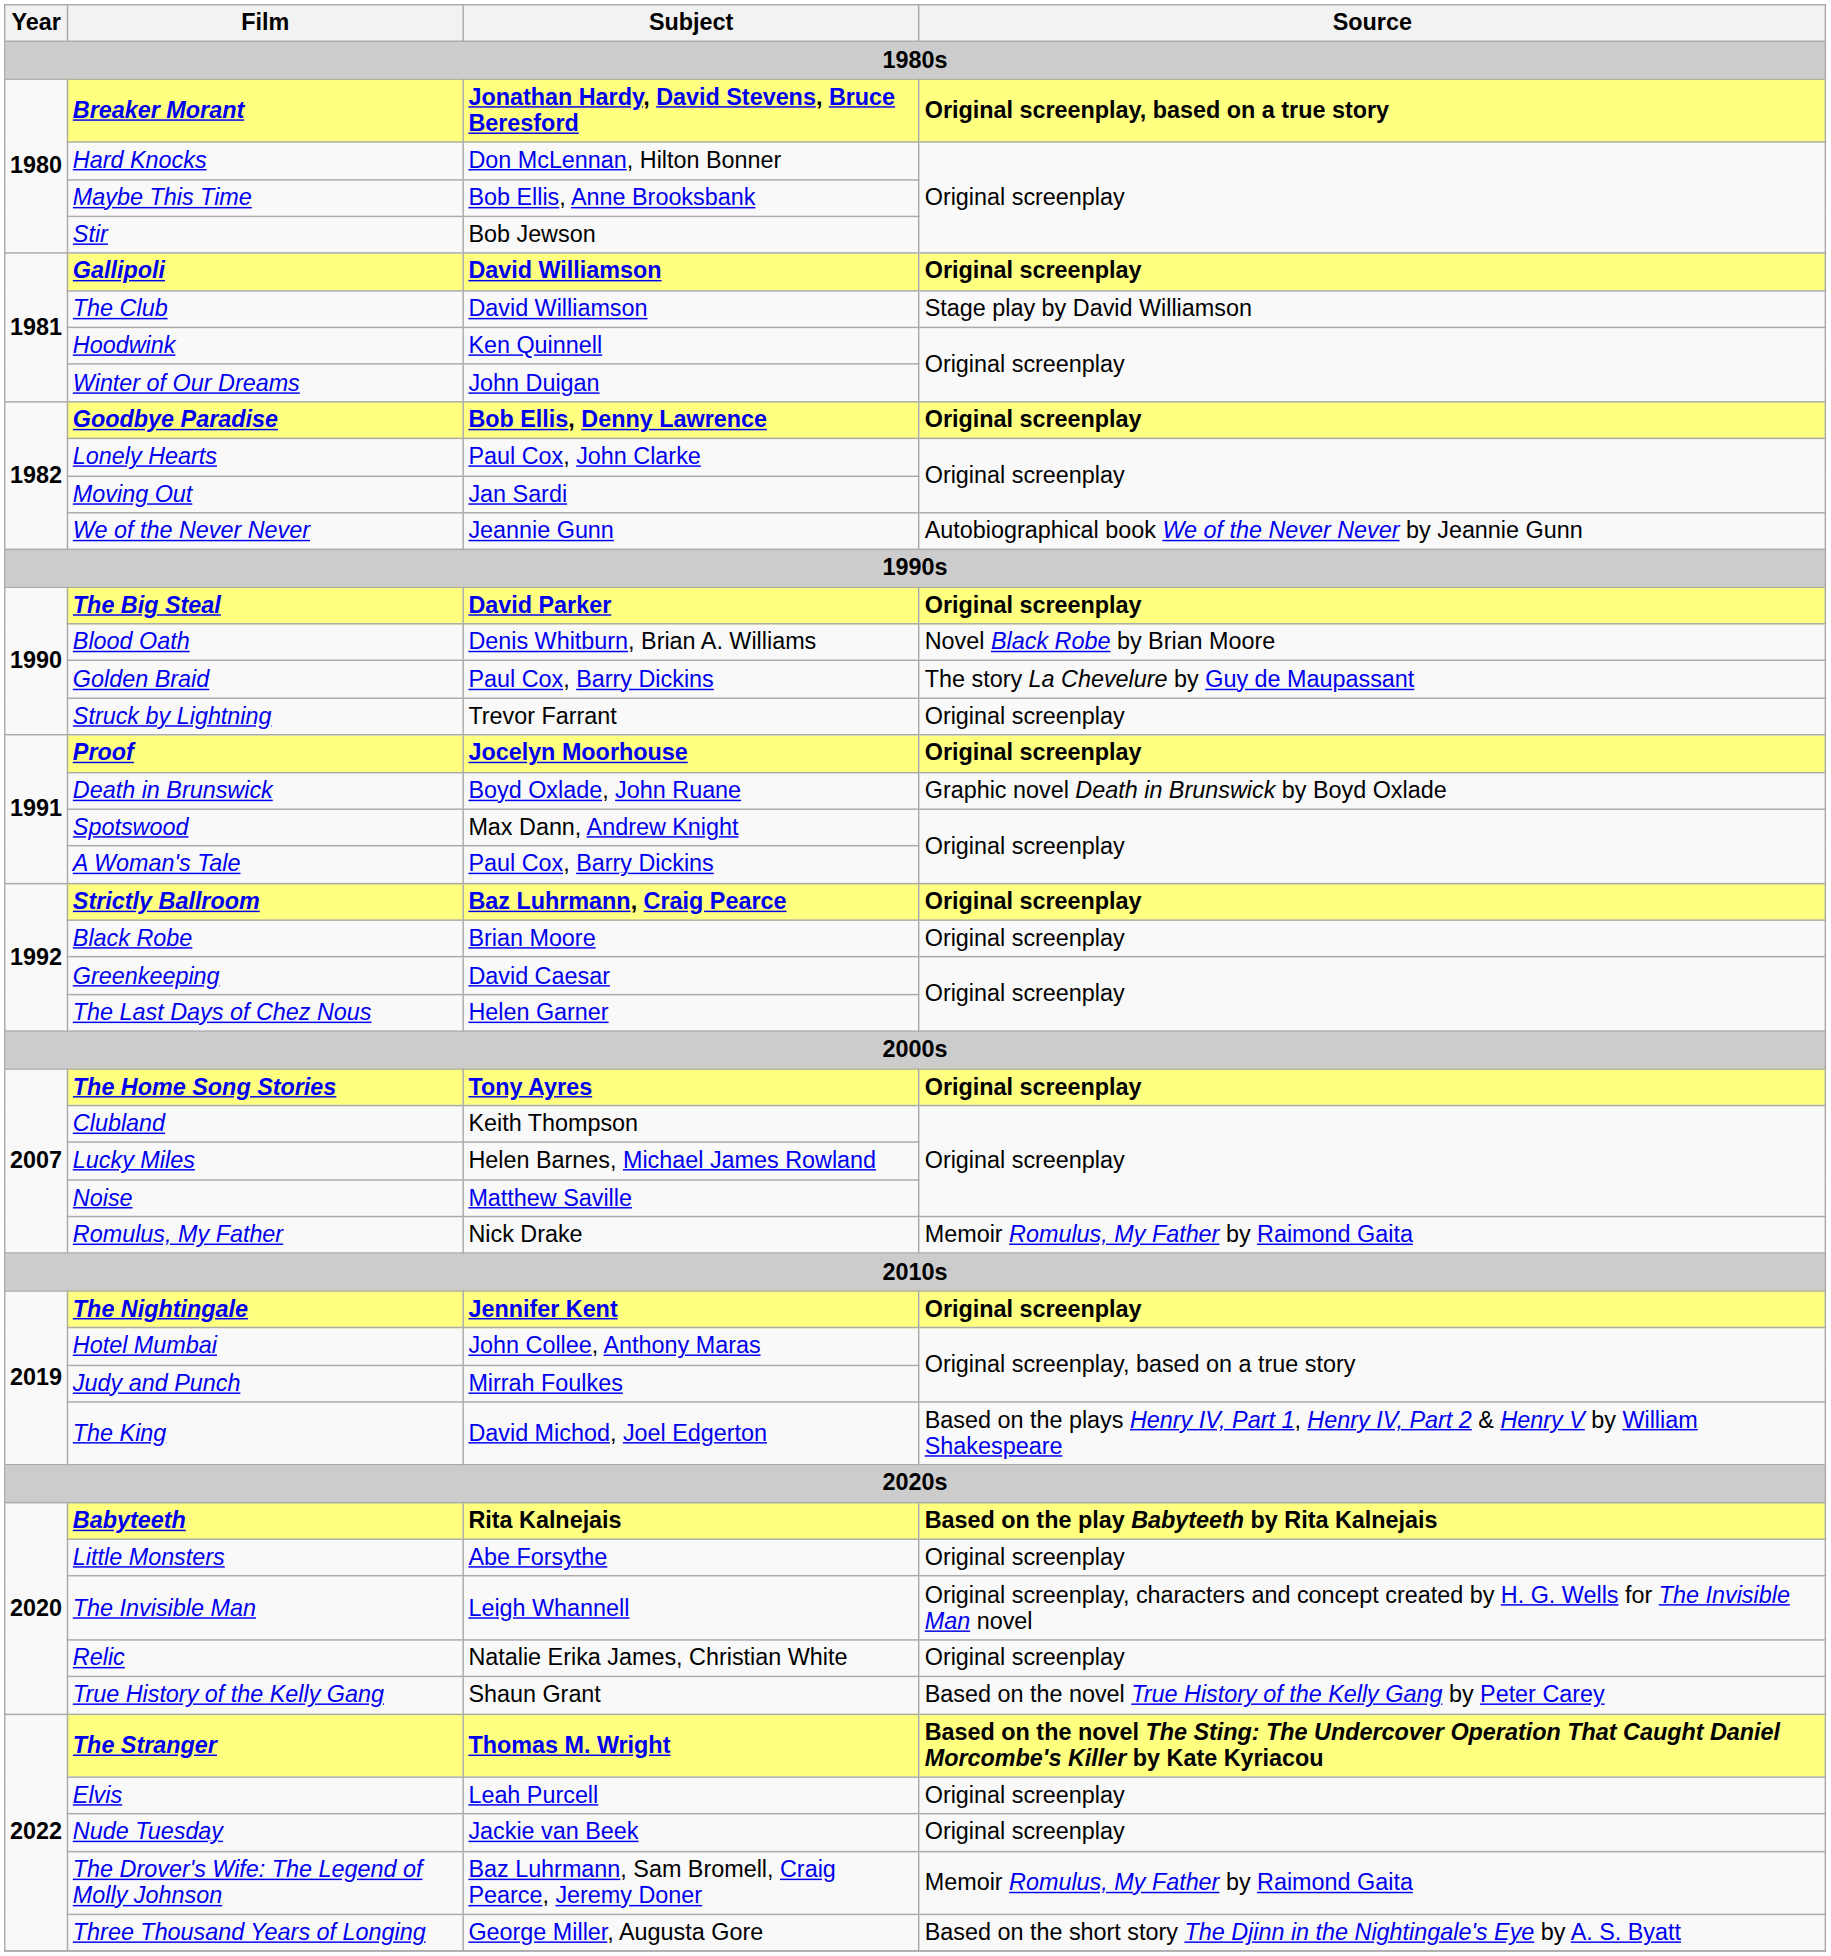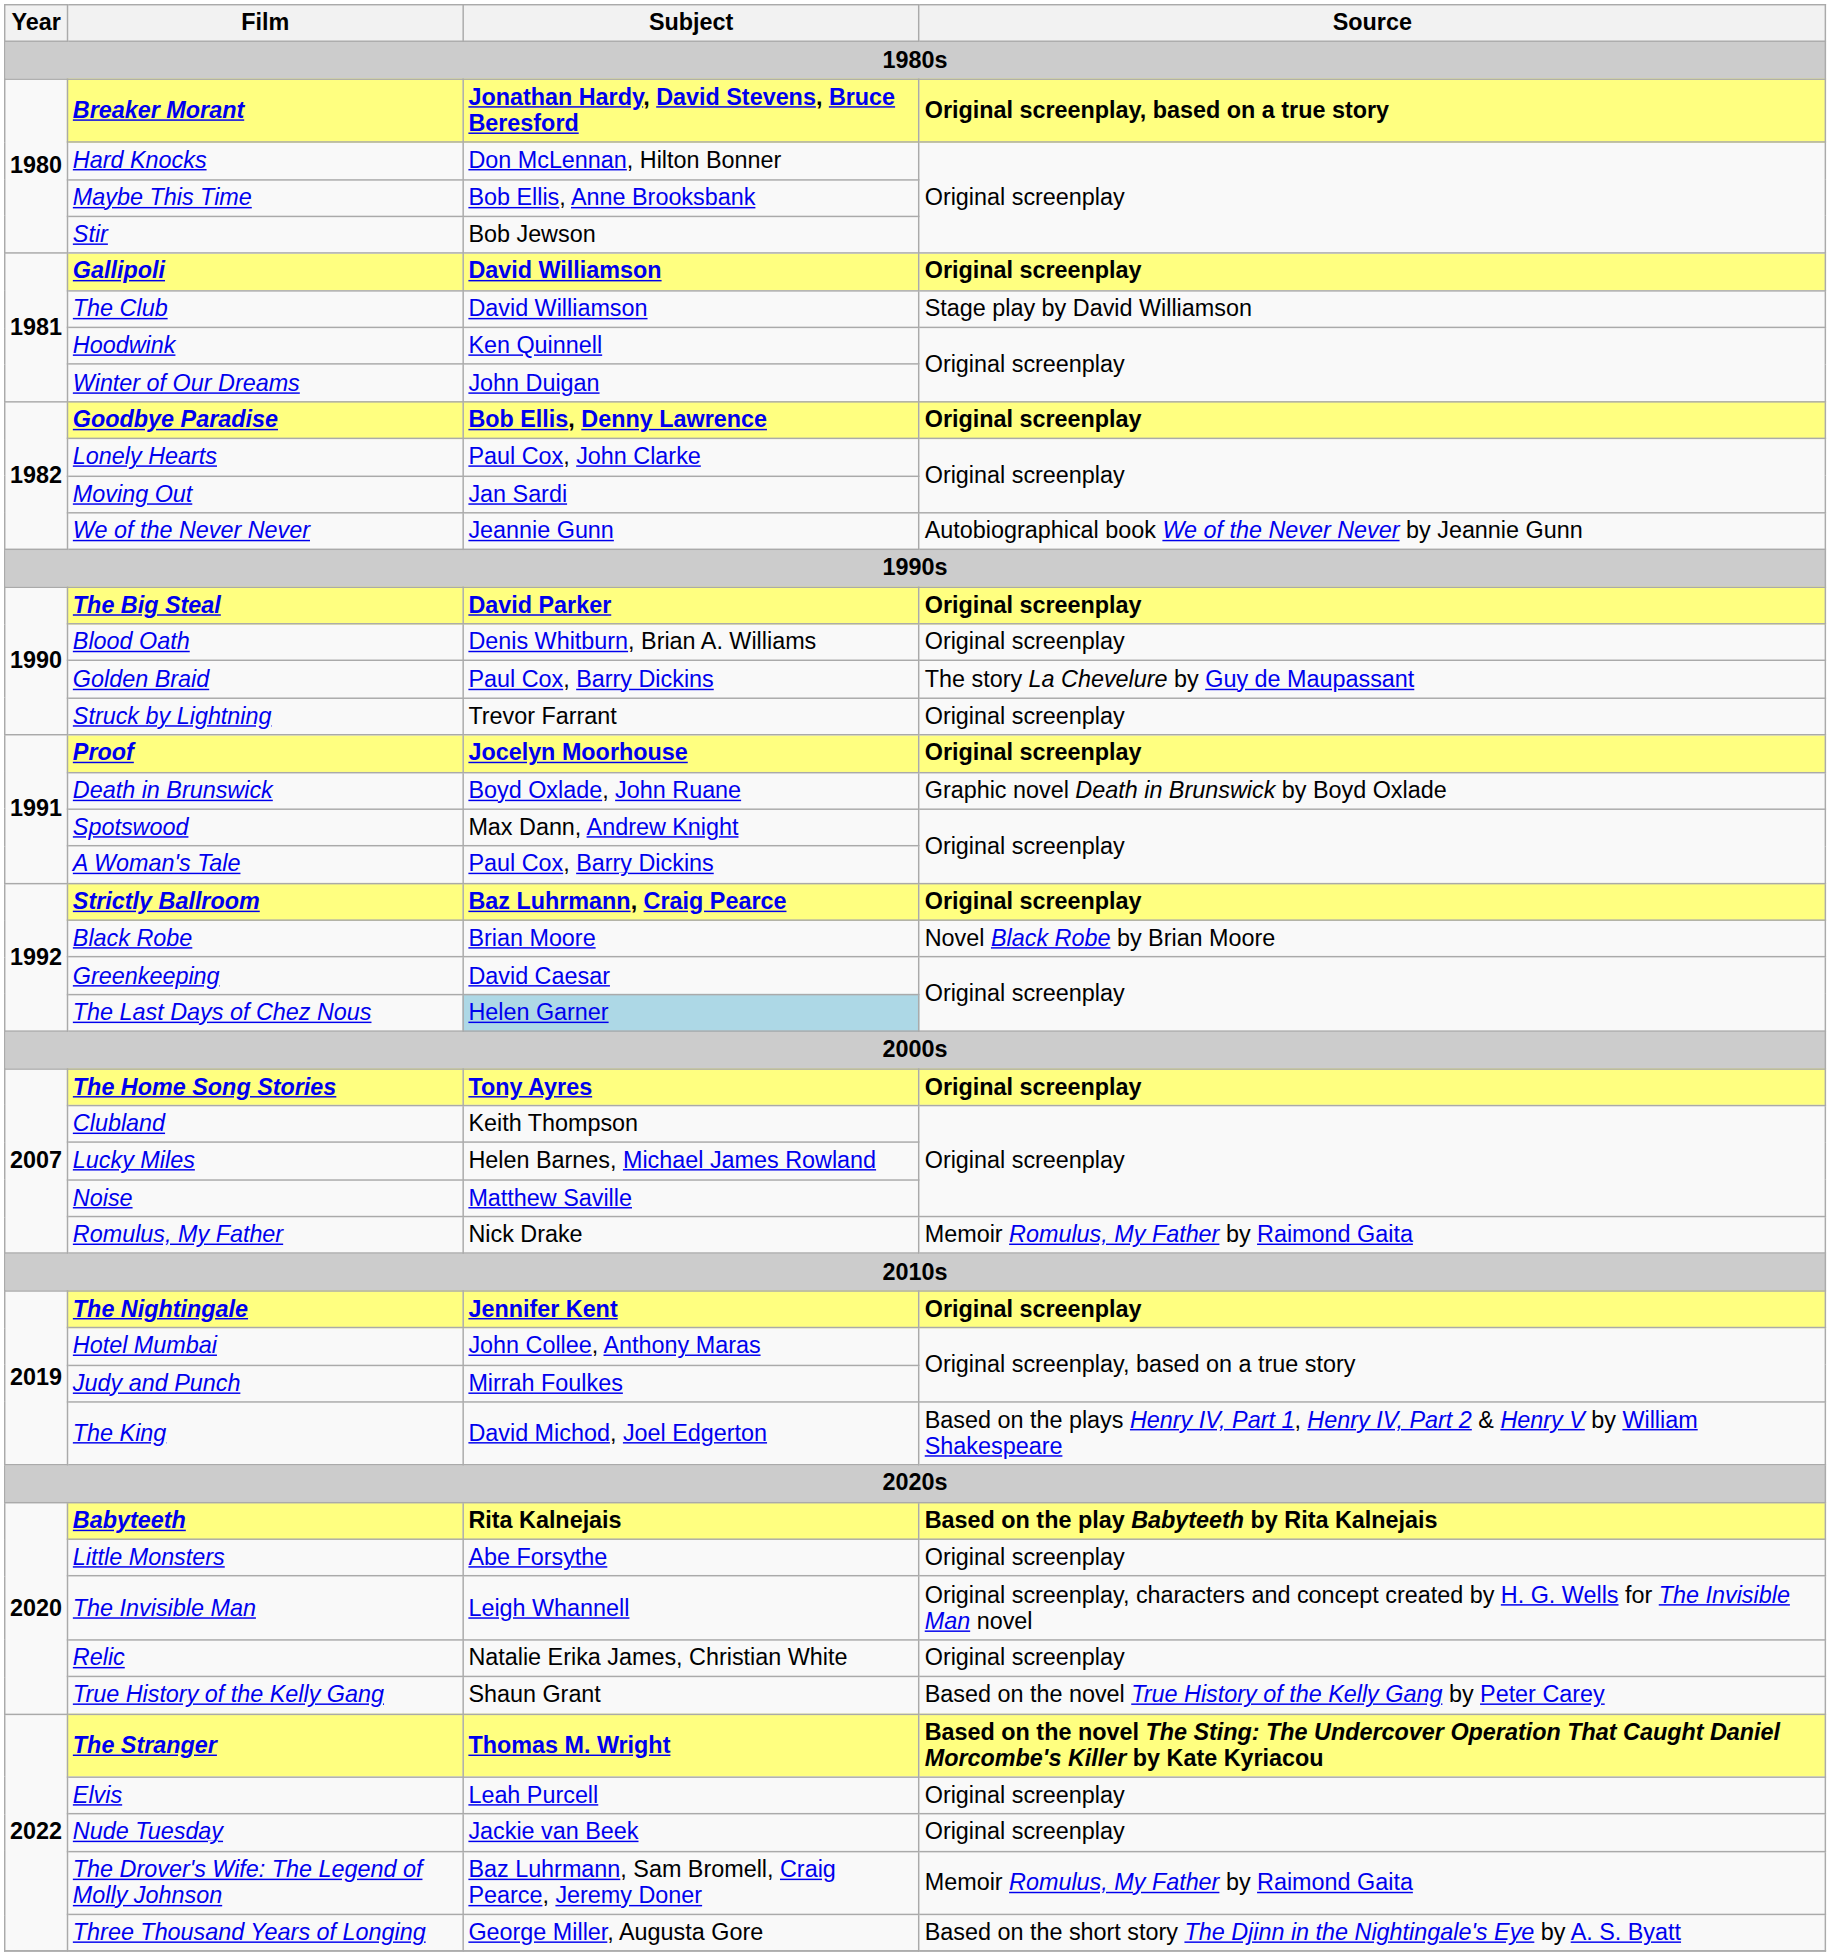(1100, 642) Novel Black Robe by Brian Moore -> (1025, 642) Original screenplay
(1025, 938) Original screenplay -> (1100, 938) Novel Black Robe by Brian Moore
(539, 1012) no background -> (539, 1012) lightblue background
